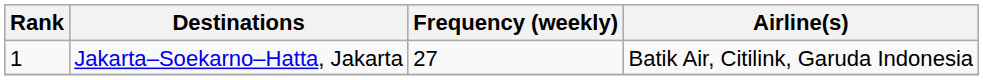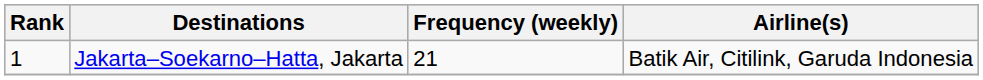(426, 58) 27 -> (426, 58) 21
